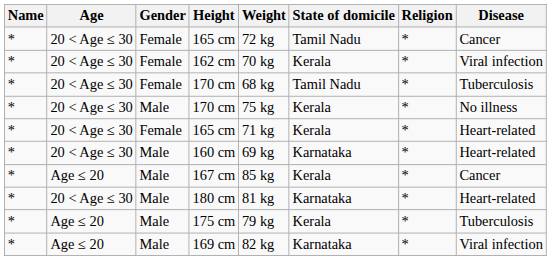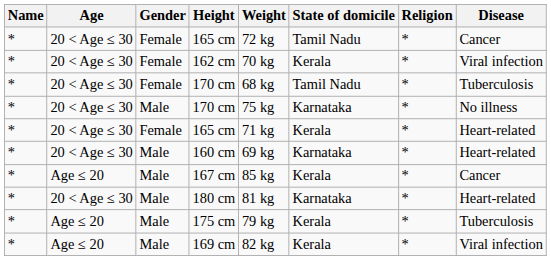(312, 107) Kerala -> (322, 107) Karnataka
(322, 244) Karnataka -> (312, 244) Kerala
